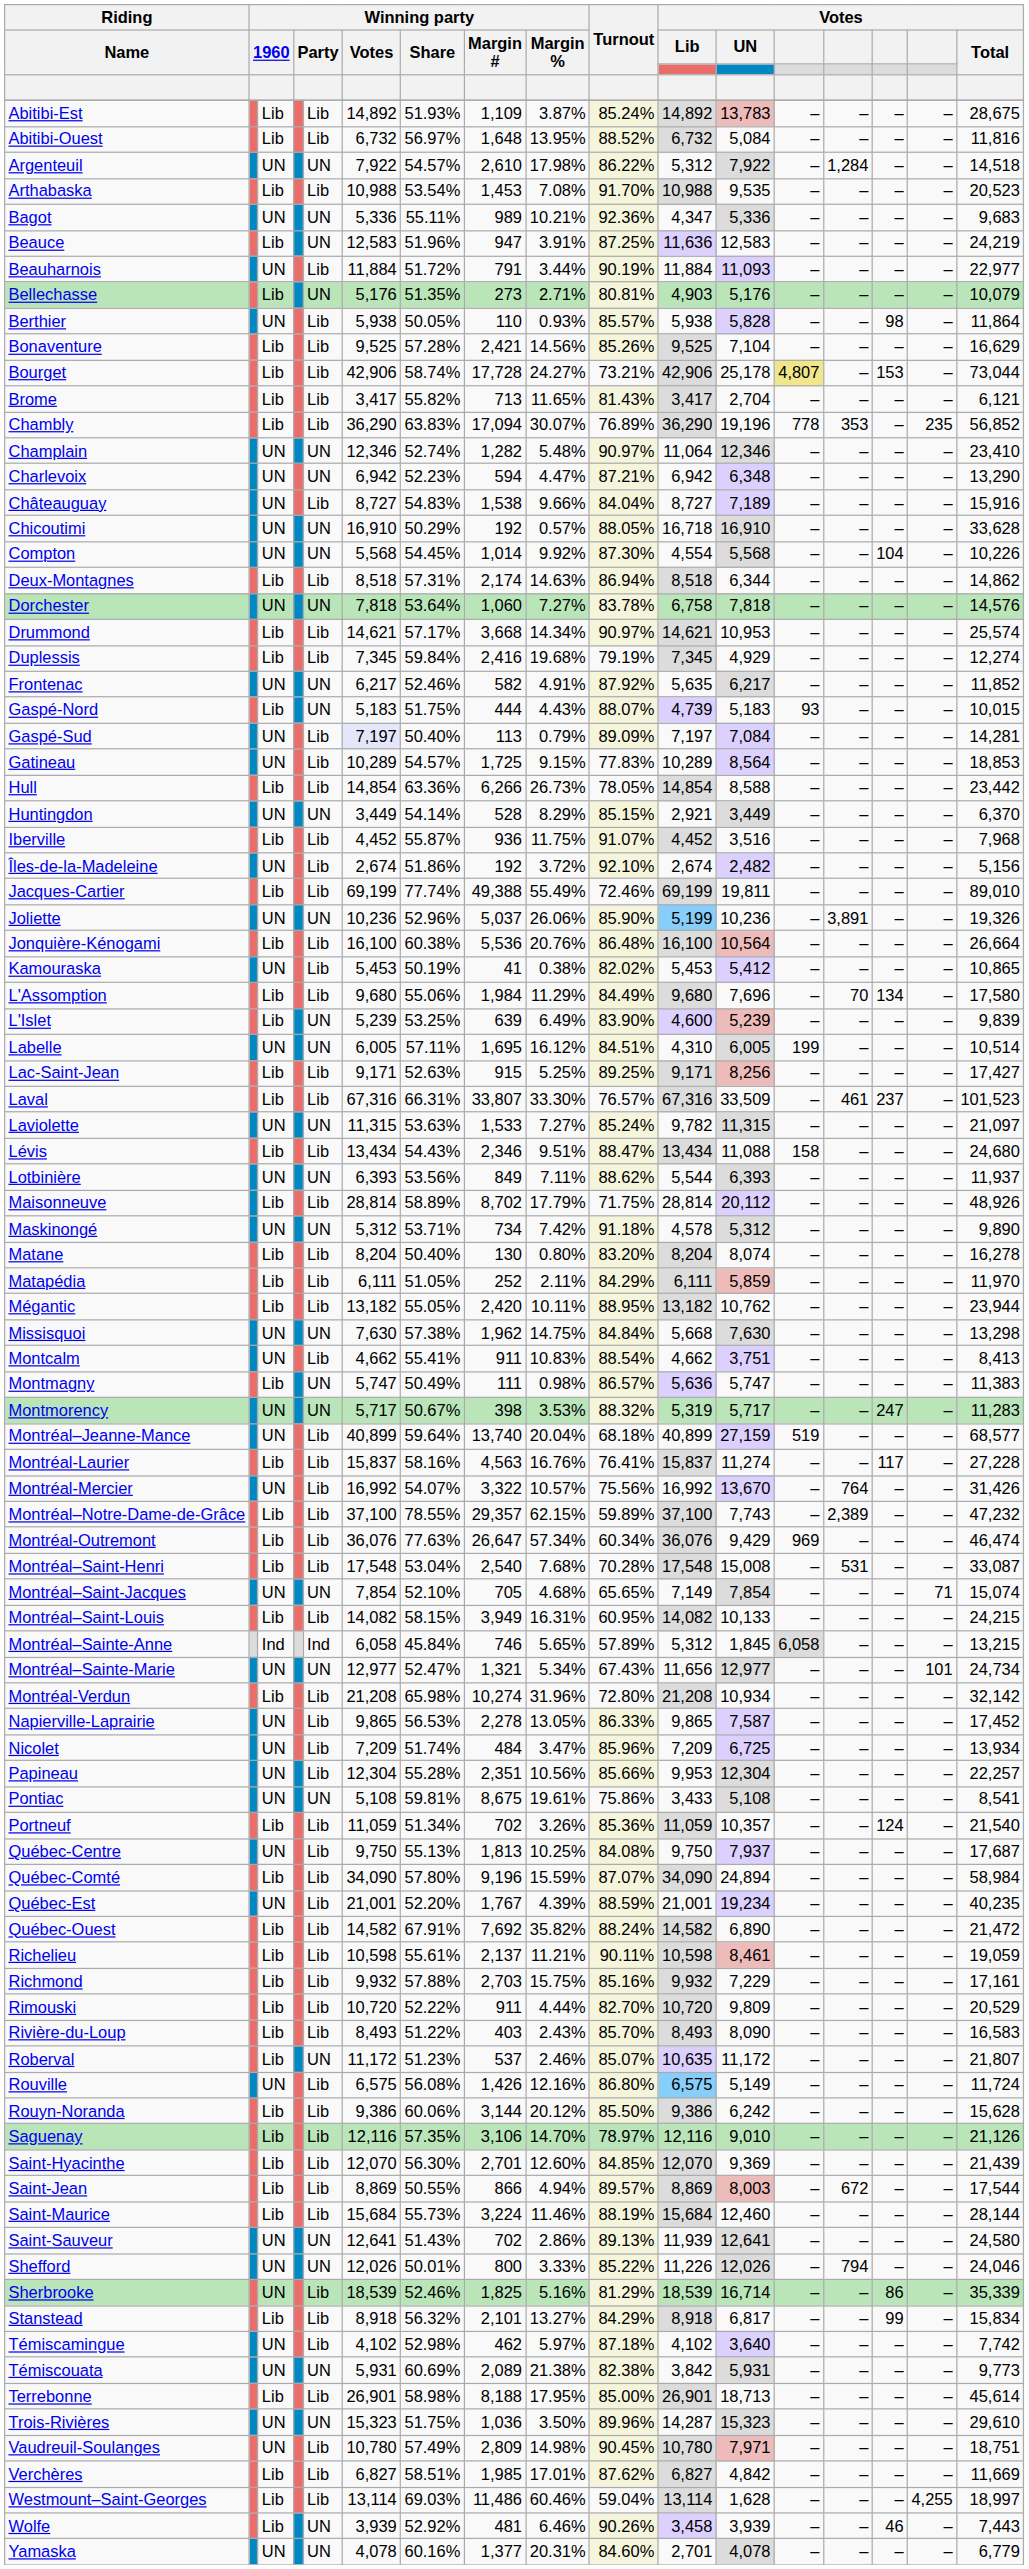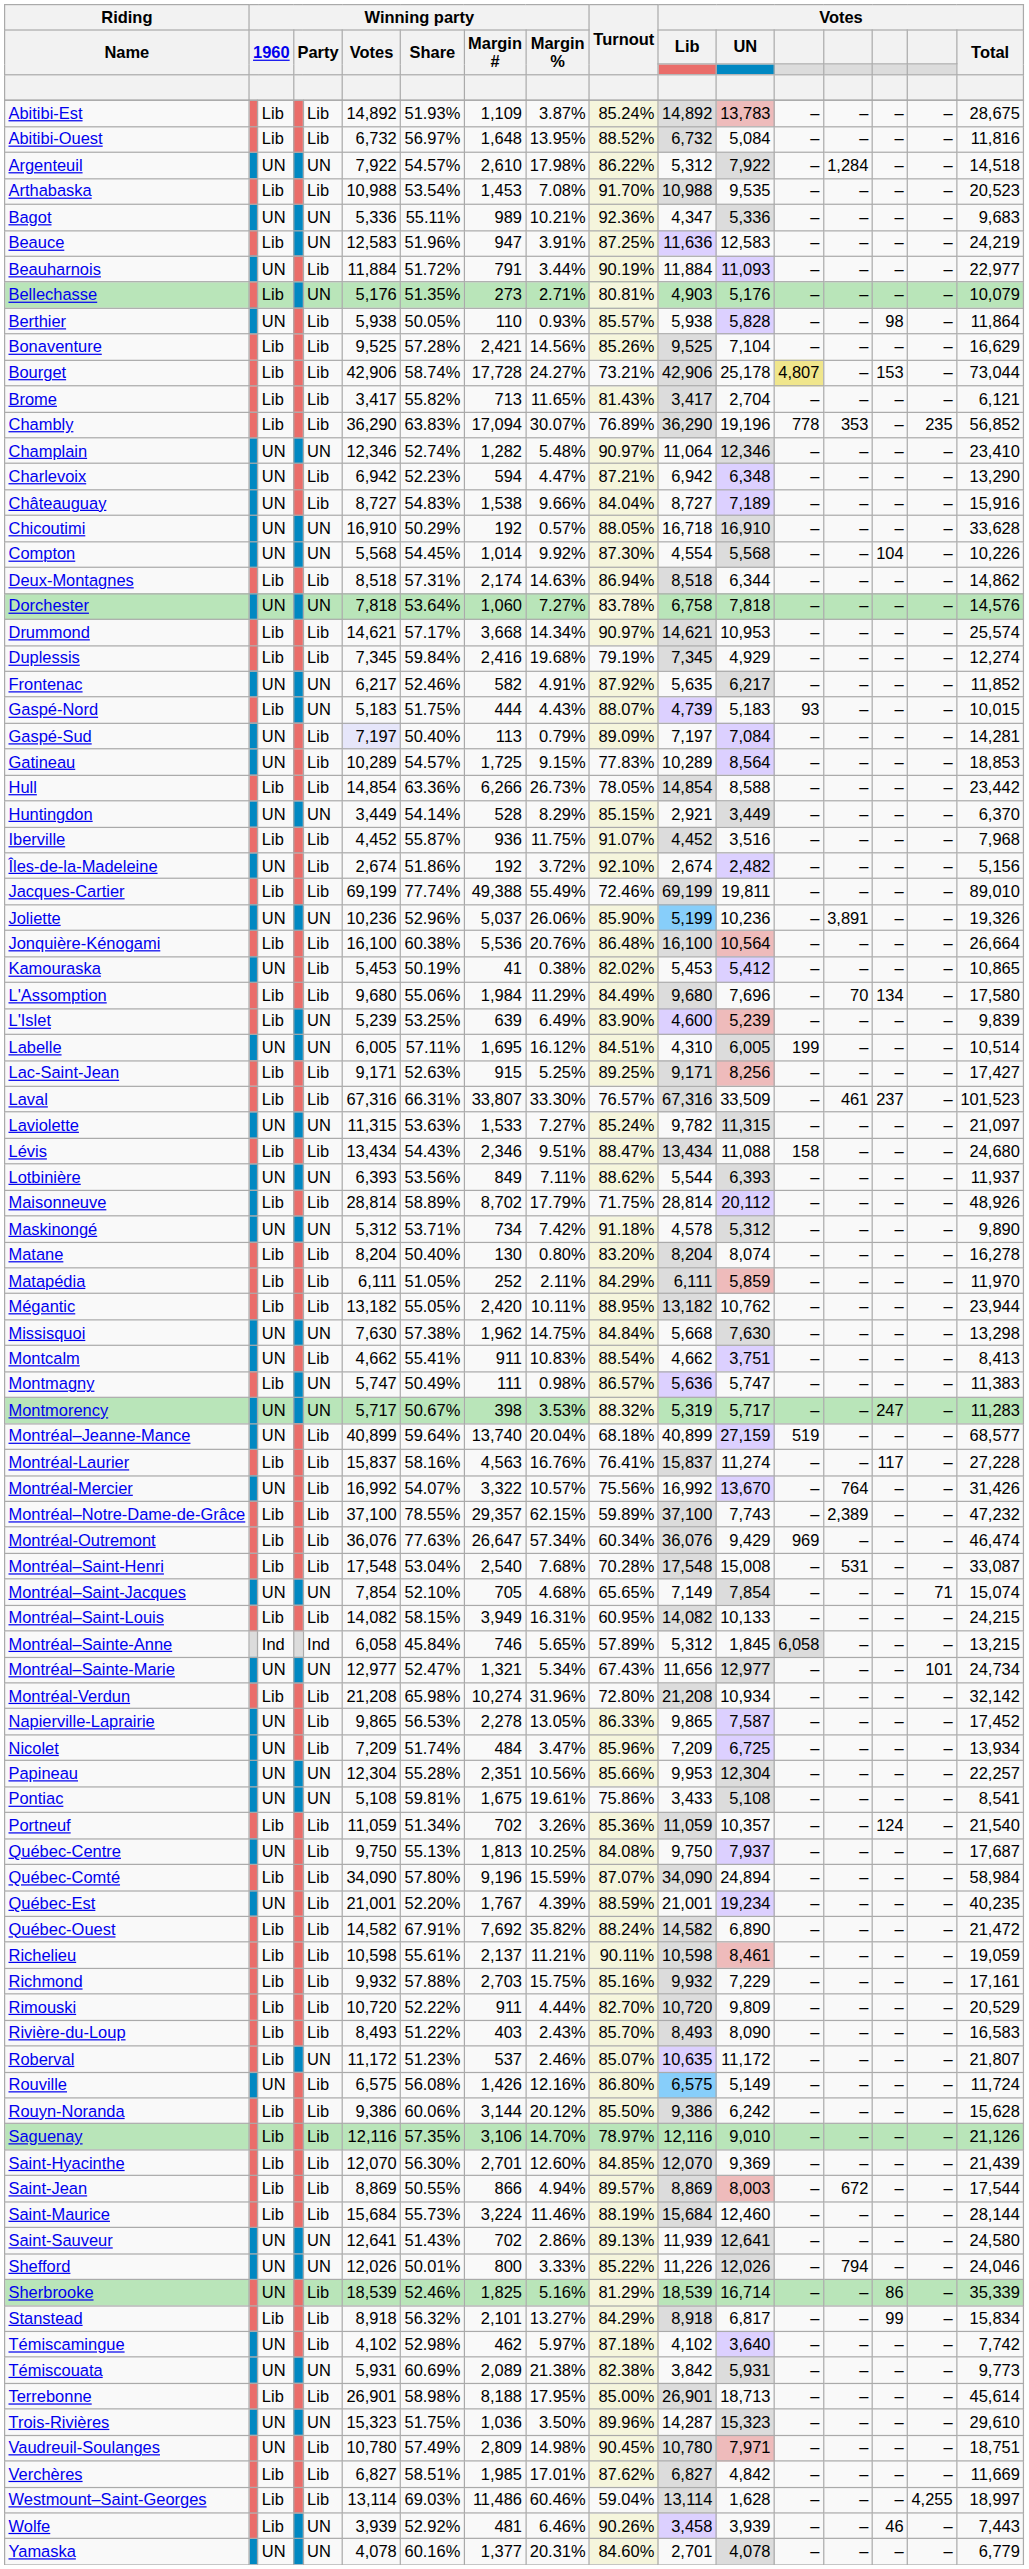(319, 476) UN -> (318, 476) Lib
(318, 1773) Lib -> (319, 1773) UN
(501, 1799) 8,675 -> (501, 1799) 1,675
